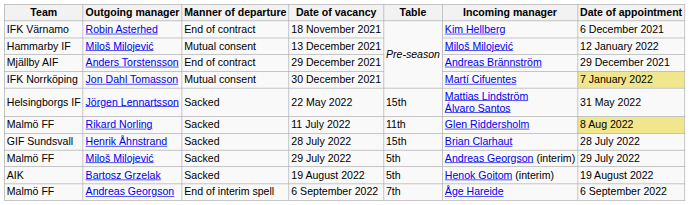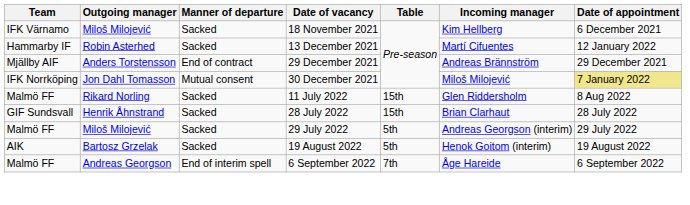(122, 29) Robin Asterhed -> (117, 29) Miloš Milojević
(220, 29) End of contract -> (199, 29) Sacked
(120, 46) Miloš Milojević -> (119, 46) Robin Asterhed
(220, 46) Mutual consent -> (199, 46) Sacked
(479, 46) Miloš Milojević -> (478, 46) Martí Cifuentes
(481, 79) Martí Cifuentes -> (476, 79) Miloš Milojević
- row: (322, 102)
(396, 125) 11th -> (393, 96) 15th
(607, 125) khaki background -> (604, 96) no background
